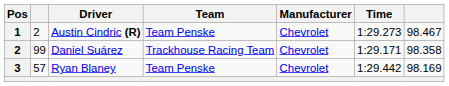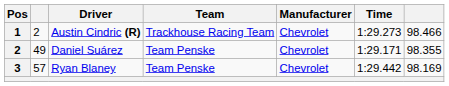(180, 32) Team Penske -> (210, 32) Trackhouse Racing Team
(424, 32) 98.467 -> (424, 32) 98.466
(40, 50) 99 -> (40, 50) 49
(210, 50) Trackhouse Racing Team -> (180, 50) Team Penske
(424, 50) 98.358 -> (424, 50) 98.355
